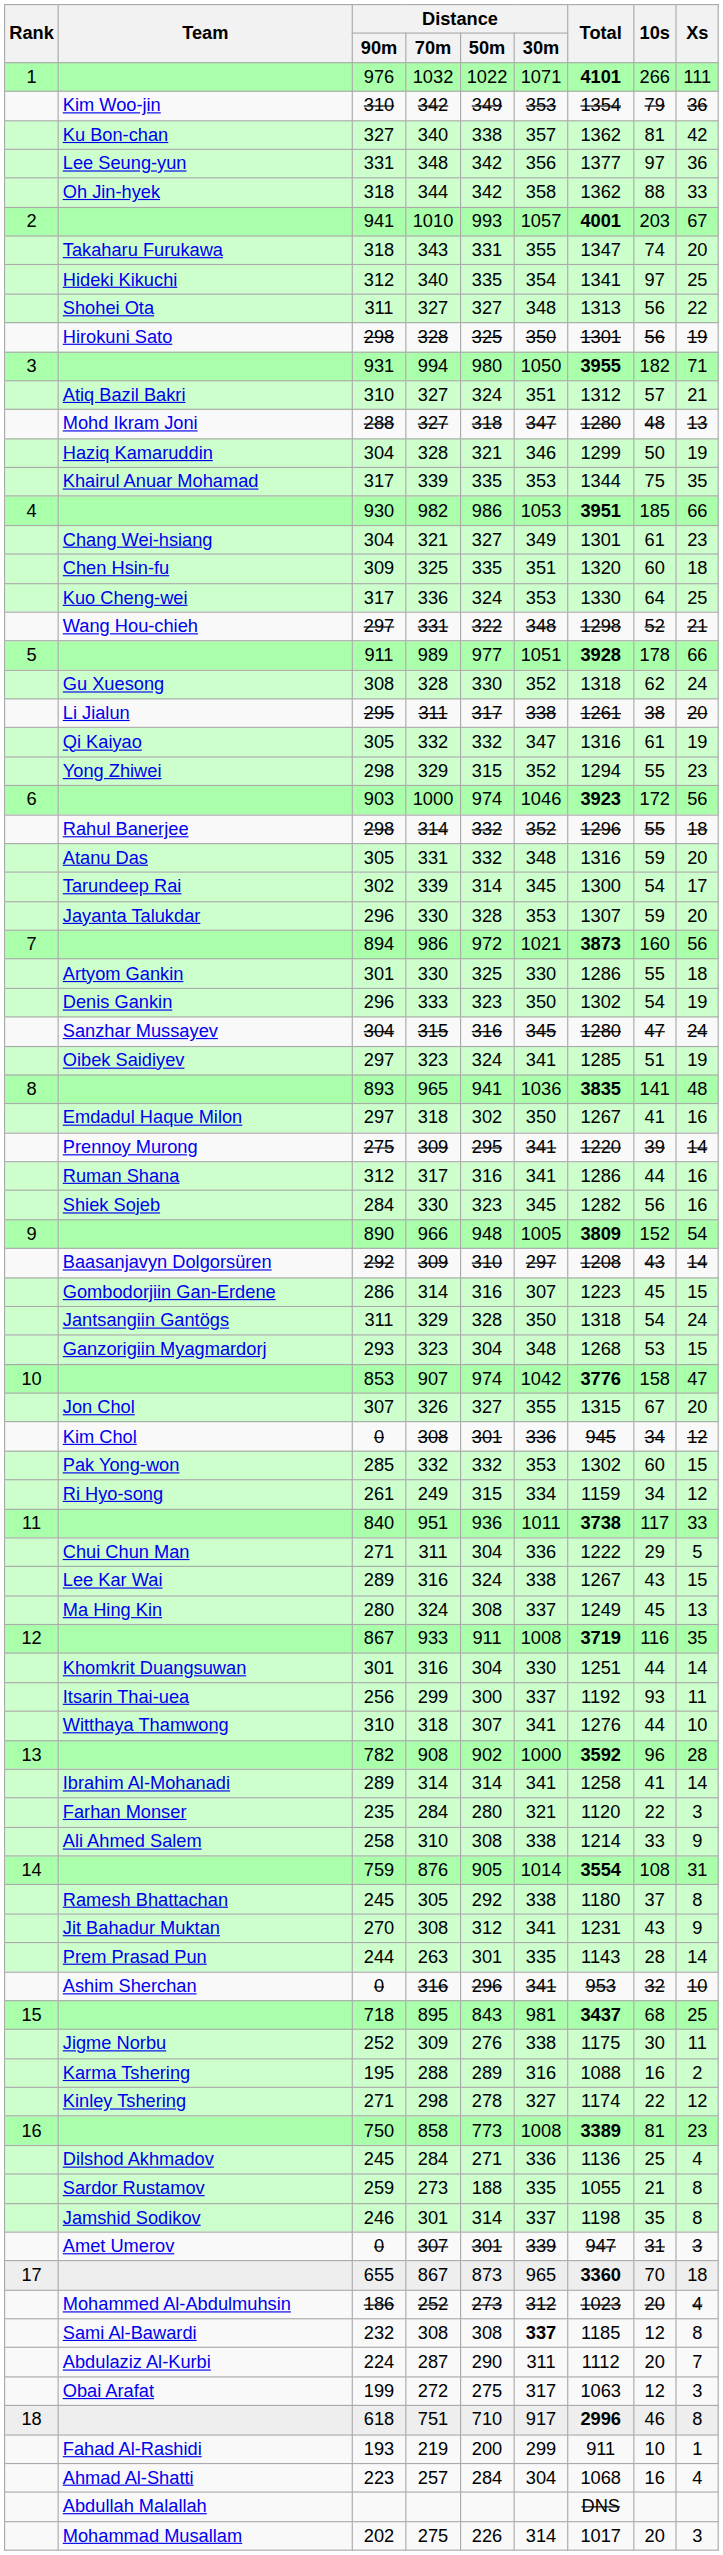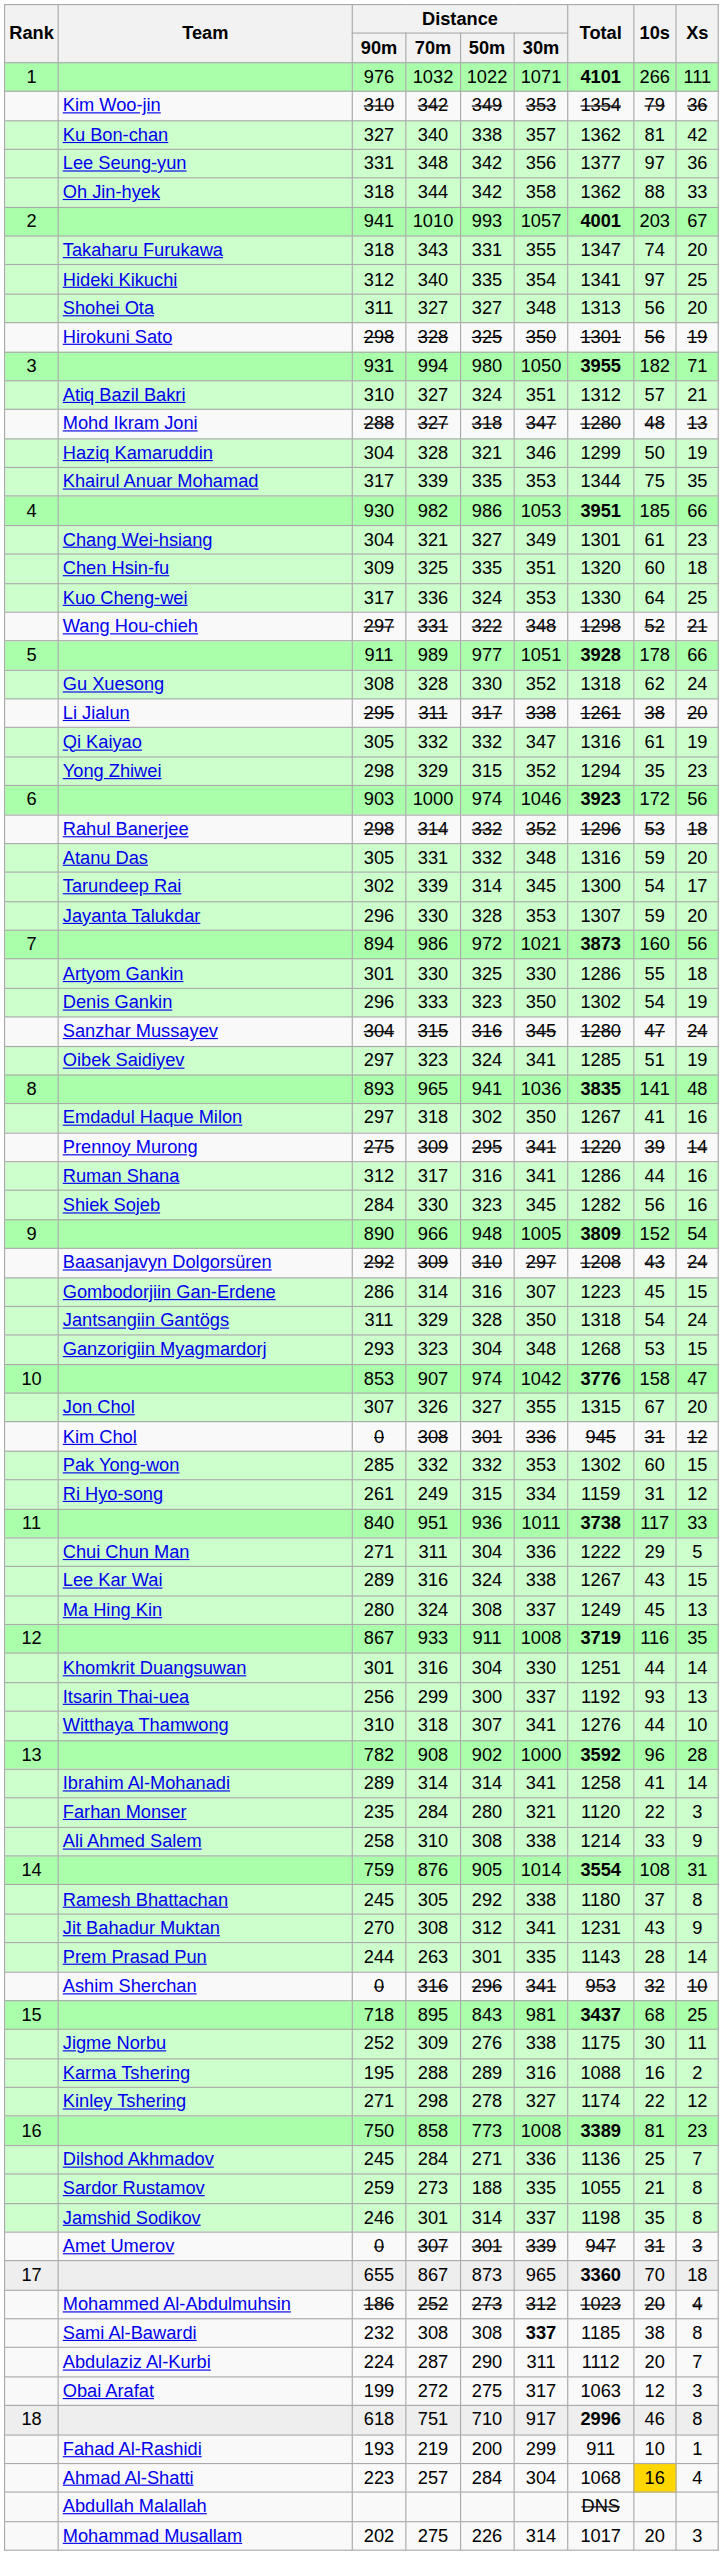(697, 308) 22 -> (697, 308) 20
(655, 771) 55 -> (655, 771) 35
(655, 828) 55 -> (655, 828) 53
(697, 1262) 14 -> (697, 1262) 24
(655, 1436) 34 -> (655, 1436) 31
(655, 1494) 34 -> (655, 1494) 31
(697, 1696) 11 -> (697, 1696) 13
(697, 2159) 4 -> (697, 2159) 7
(655, 2333) 12 -> (655, 2333) 38
(655, 2477) no background -> (655, 2477) gold background
